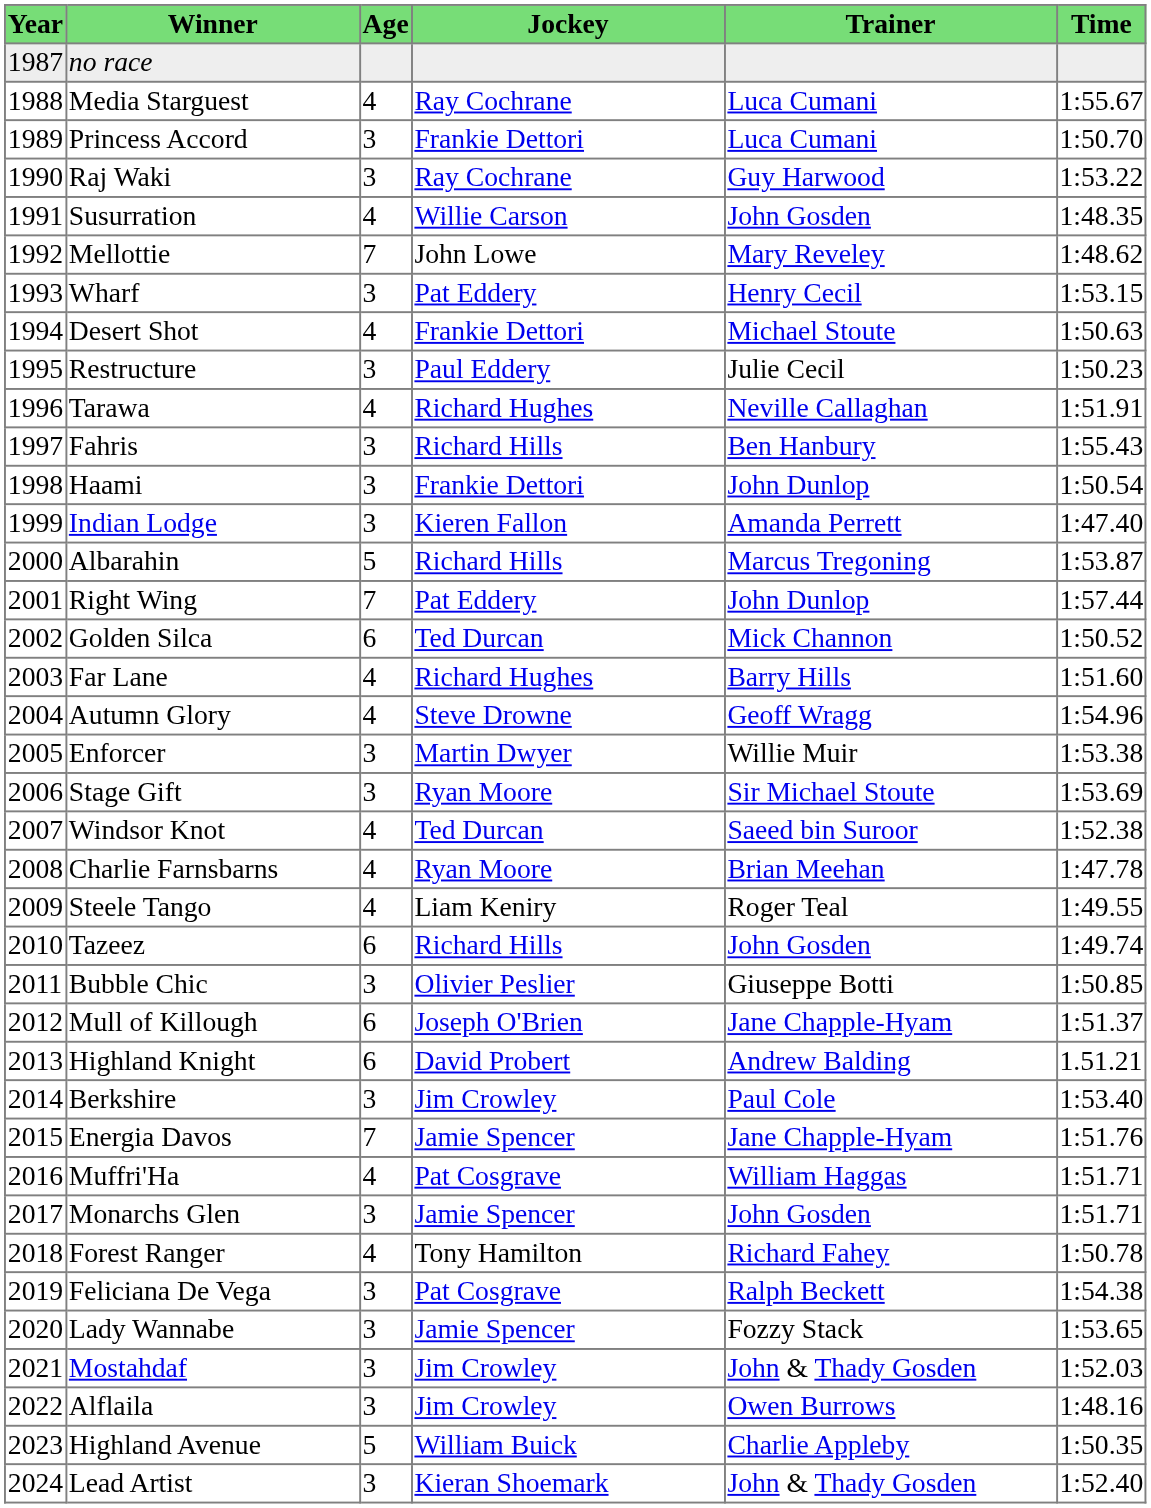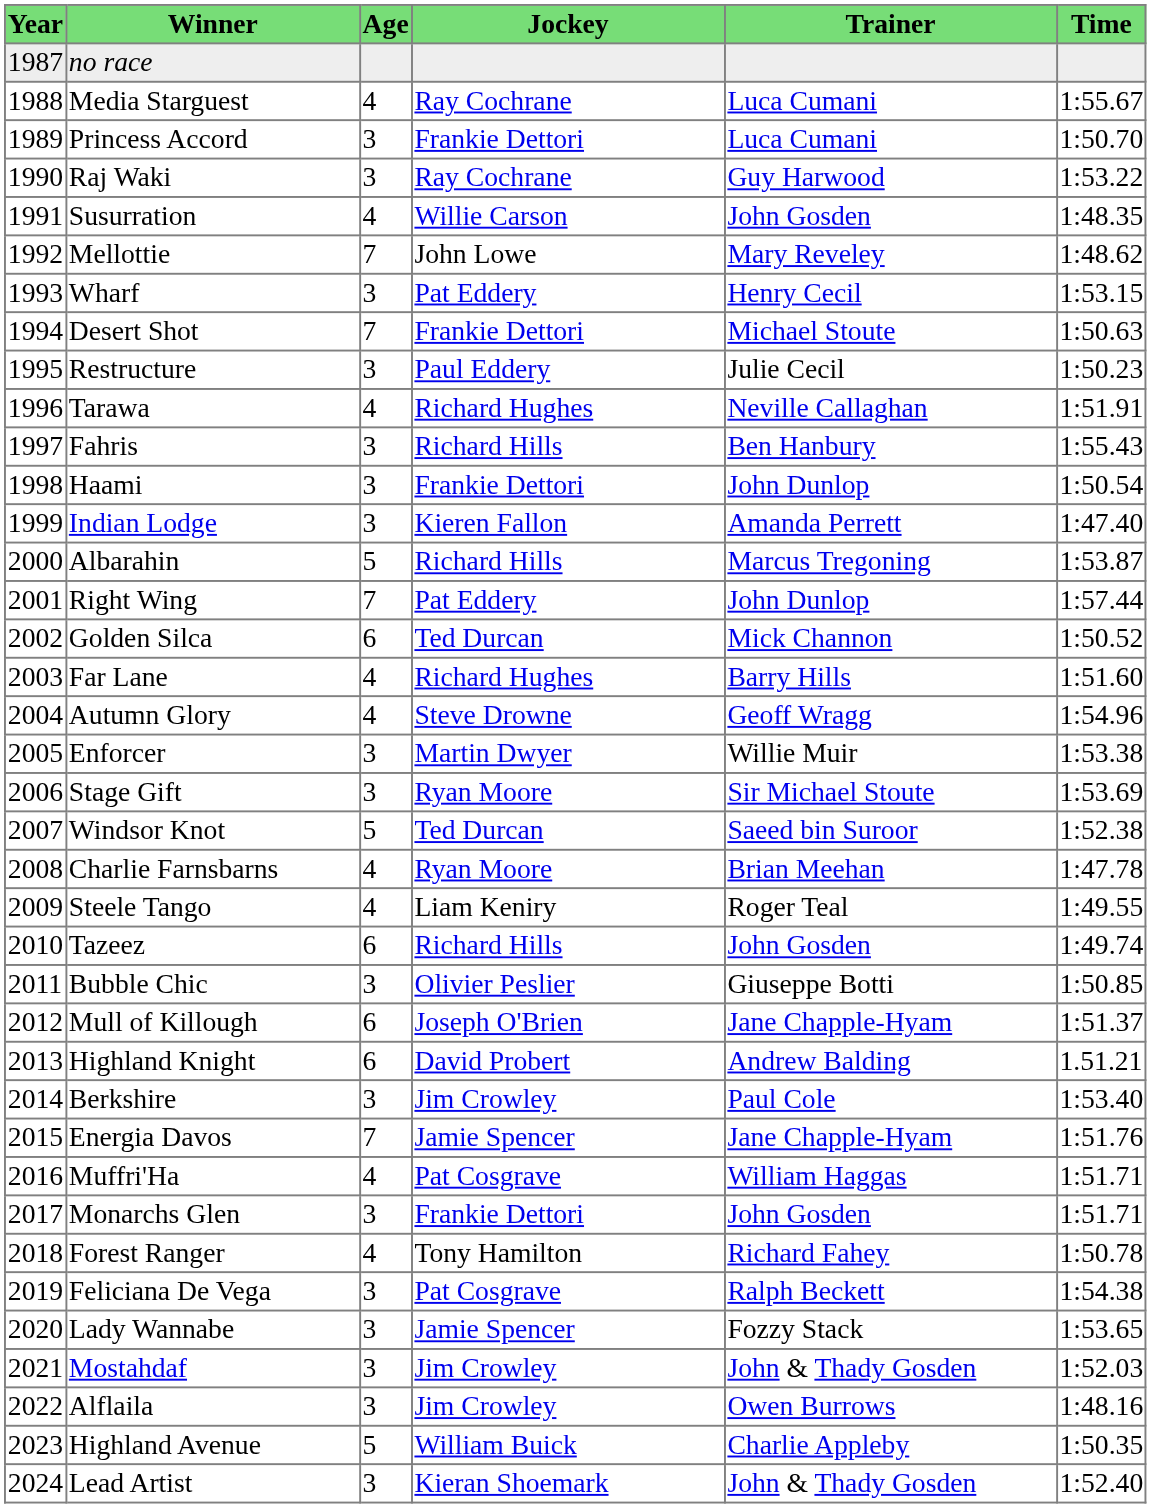(370, 330) 4 -> (370, 330) 7
(370, 830) 4 -> (370, 830) 5
(495, 1214) Jamie Spencer -> (499, 1214) Frankie Dettori
